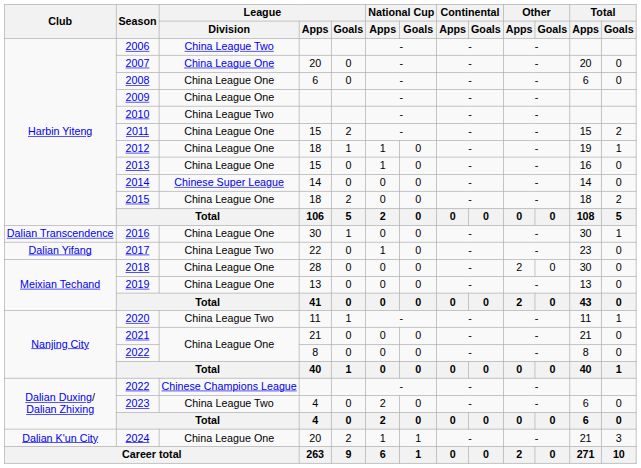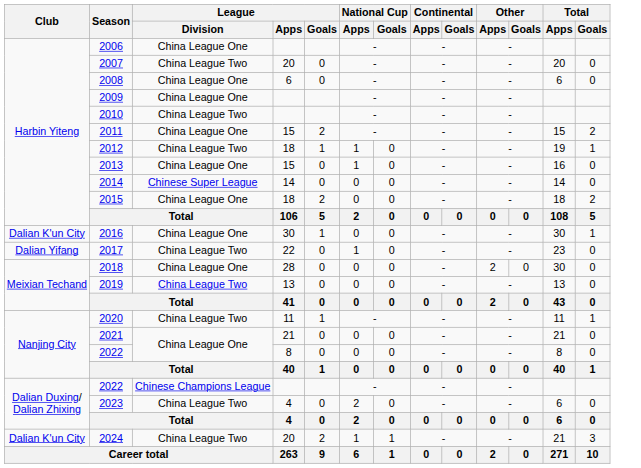(229, 47) China League Two -> (203, 47) China League One
(229, 64) China League One -> (203, 64) China League Two
(229, 149) China League One -> (203, 149) China League Two
(60, 234) Dalian Transcendence -> (47, 234) Dalian K'un City
(229, 285) China League One -> (203, 285) China League Two
(229, 438) China League One -> (203, 438) China League Two
